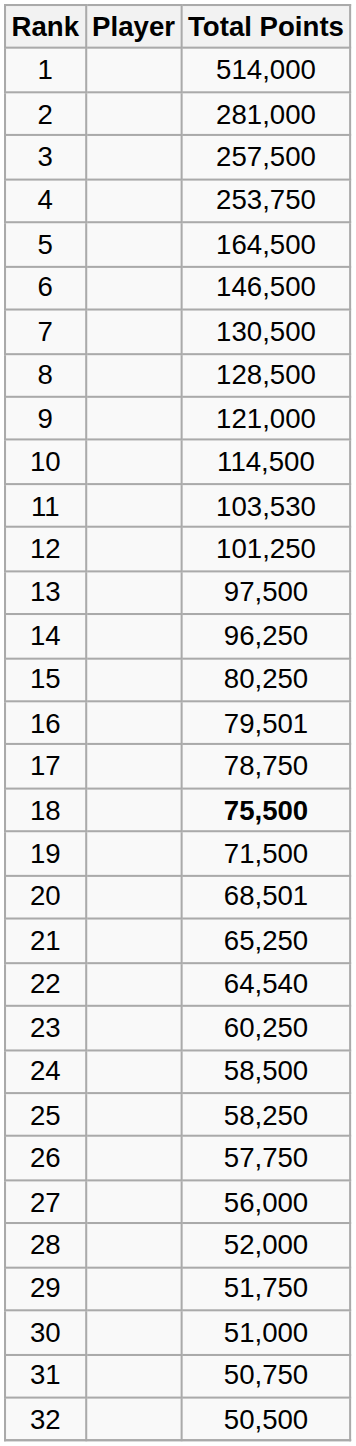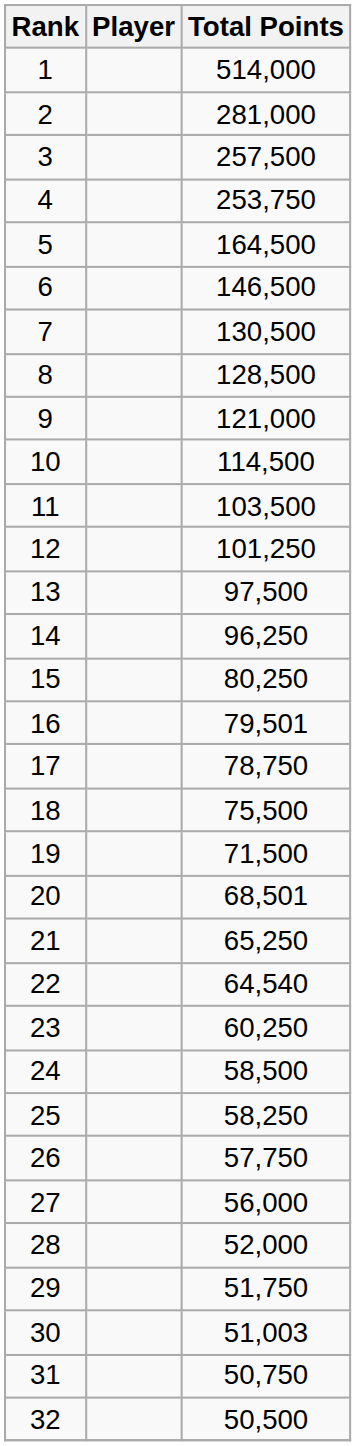(266, 505) 103,530 -> (266, 505) 103,500
(266, 810) bold -> (266, 810) normal
(266, 1332) 51,000 -> (266, 1332) 51,003
